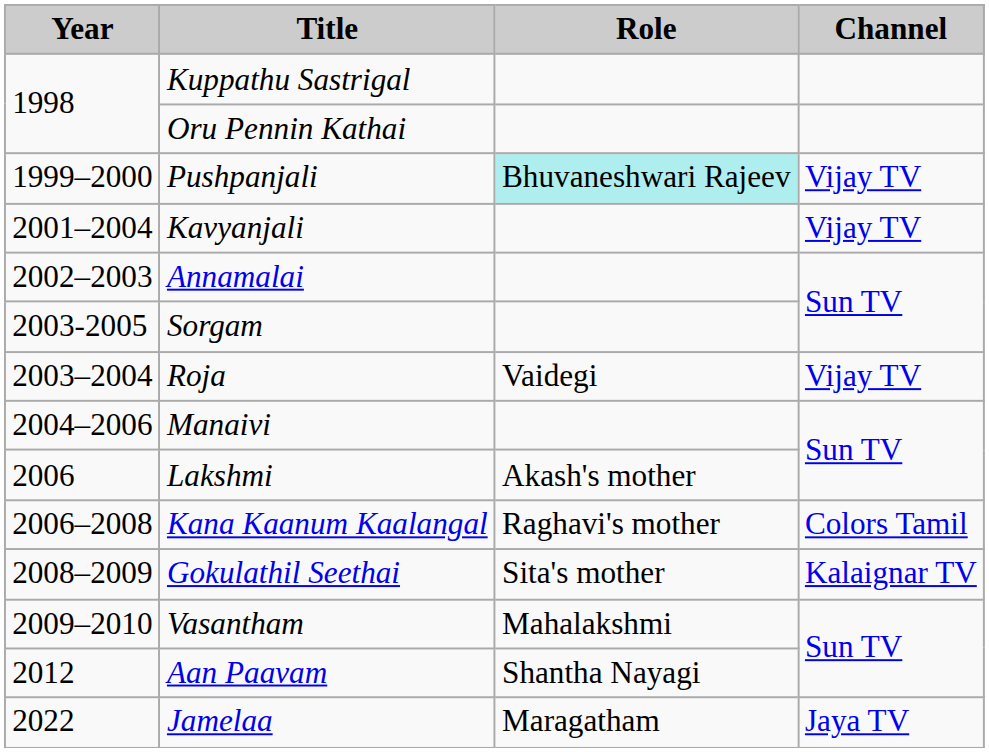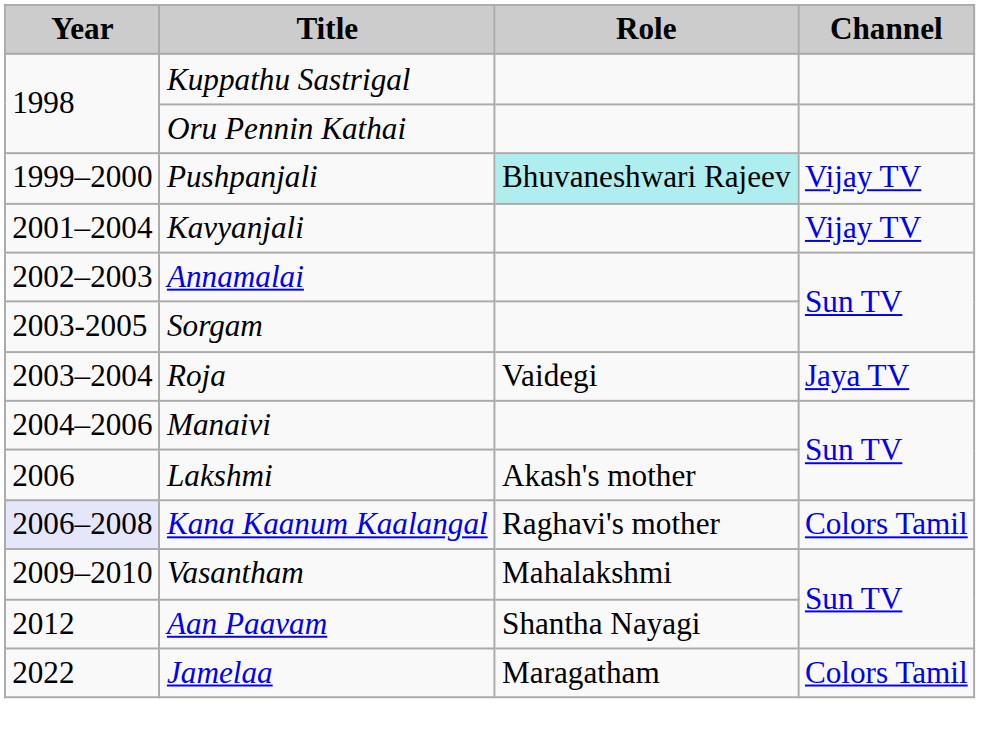(863, 375) Vijay TV -> (857, 375) Jaya TV
(82, 524) no background -> (82, 524) lavender background
- row: (283, 573)
(857, 721) Jaya TV -> (886, 672) Colors Tamil
